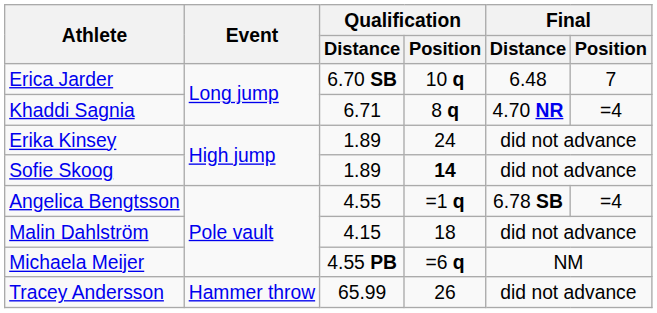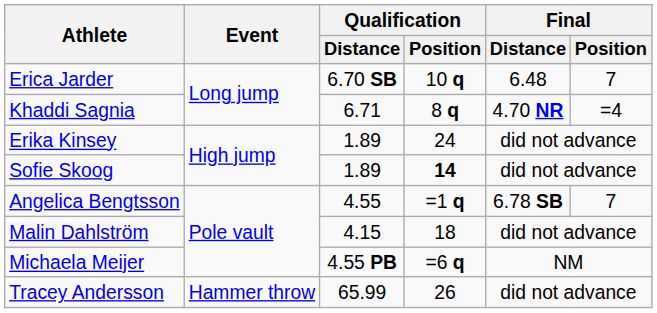(611, 201) =4 -> (611, 201) 7
